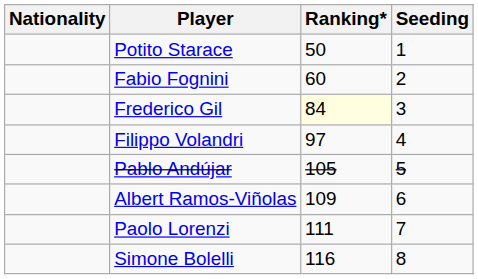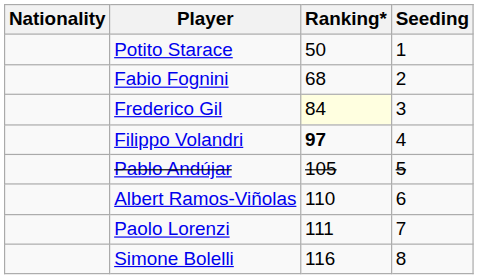(316, 79) 60 -> (316, 79) 68
(316, 139) normal -> (316, 139) bold
(321, 199) 109 -> (320, 199) 110
